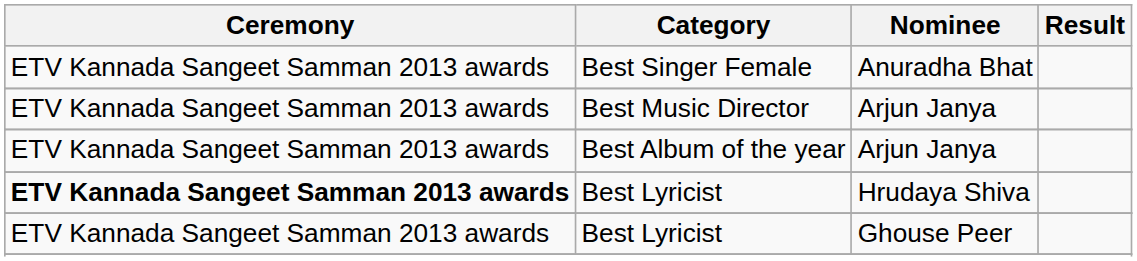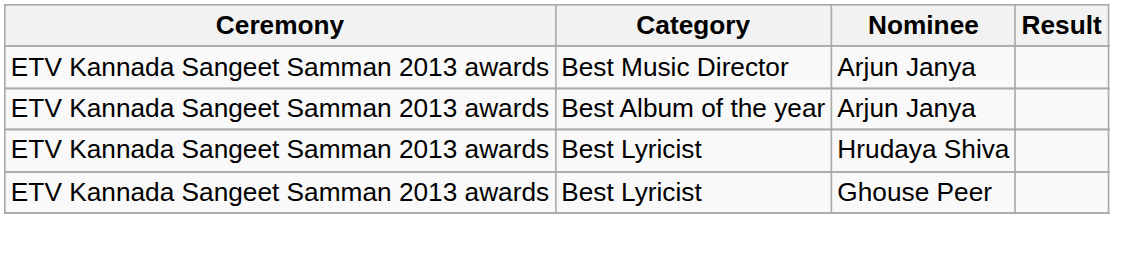- row: (697, 66)
(290, 191) bold -> (280, 150) normal
